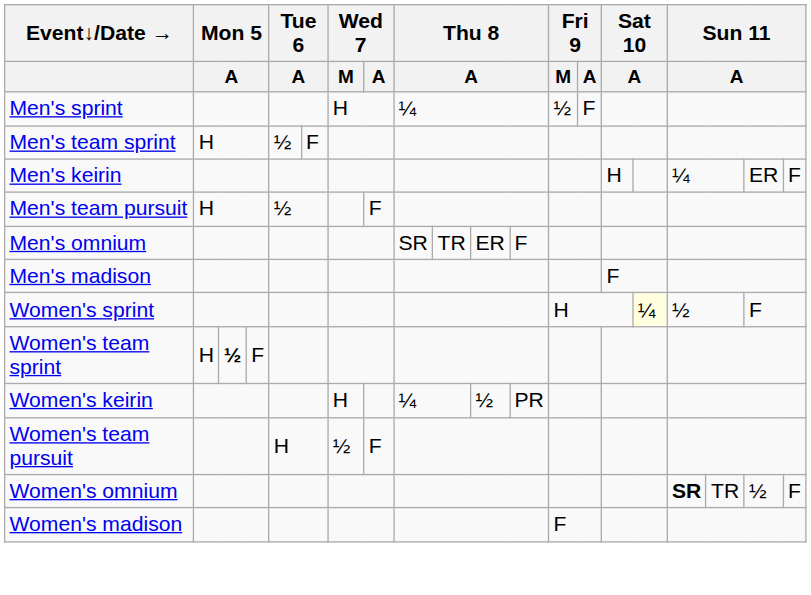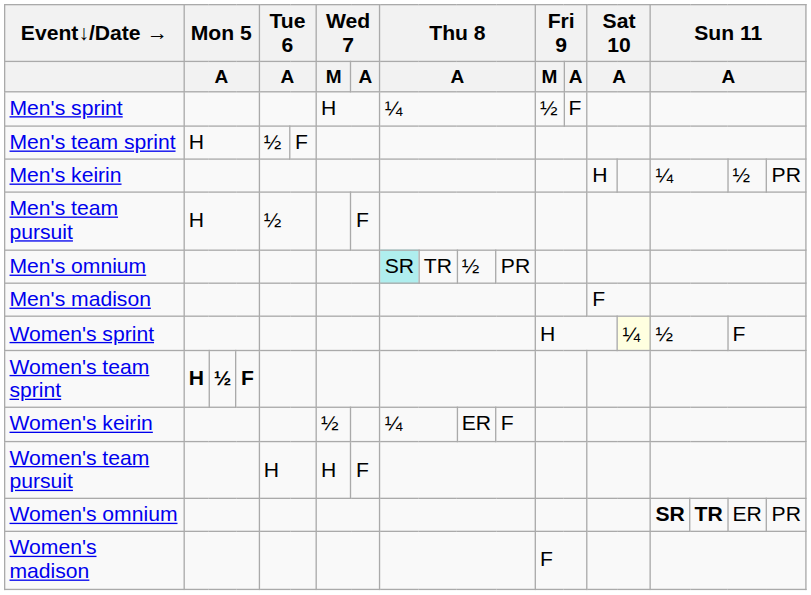(764, 175) ER -> (741, 175) ½
(795, 175) F -> (786, 175) PR
(413, 242) no background -> (399, 266) paleturquoise background
(490, 242) ER -> (471, 266) ½
(521, 242) F -> (515, 266) PR
(206, 354) normal -> (196, 378) bold
(258, 354) normal -> (247, 378) bold
(340, 400) H -> (330, 424) ½
(484, 400) ½ -> (476, 424) ER
(529, 400) PR -> (507, 424) F
(342, 445) ½ -> (329, 469) H
(725, 491) normal -> (709, 514) bold
(758, 491) ½ -> (747, 514) ER
(795, 491) F -> (786, 514) PR
